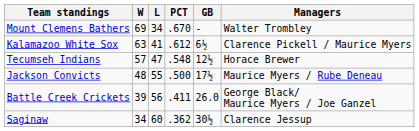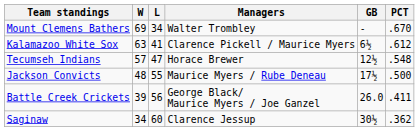columns swapped: (179, 12) <-> (318, 12)
